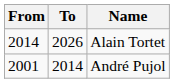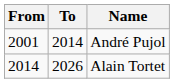rows swapped: (128, 66) <-> (128, 41)
